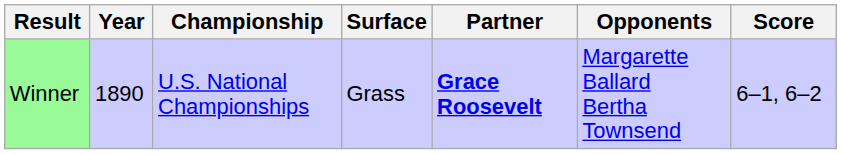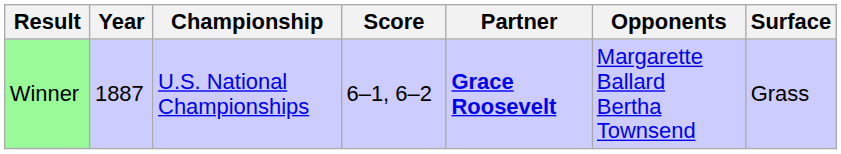columns swapped: (387, 21) <-> (784, 21)
(119, 93) 1890 -> (119, 93) 1887
